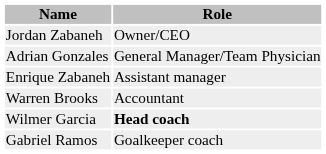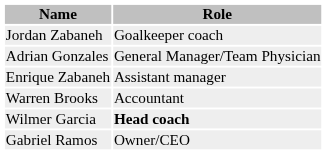(152, 35) Owner/CEO -> (169, 35) Goalkeeper coach
(169, 139) Goalkeeper coach -> (152, 139) Owner/CEO
